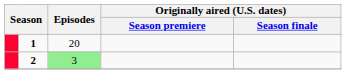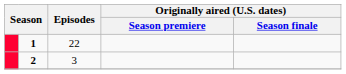(74, 43) 20 -> (74, 43) 22
(74, 60) lightgreen background -> (74, 60) no background
